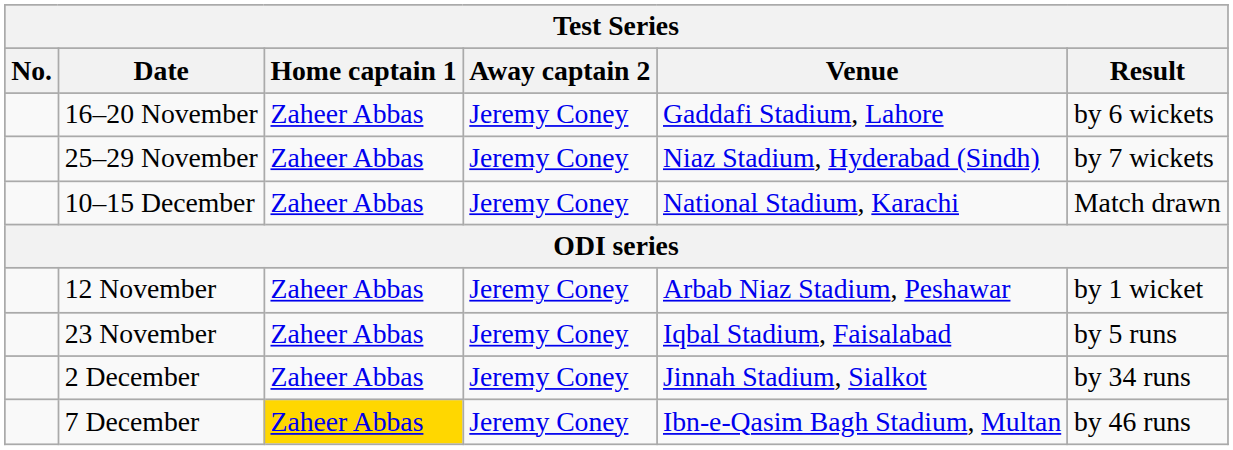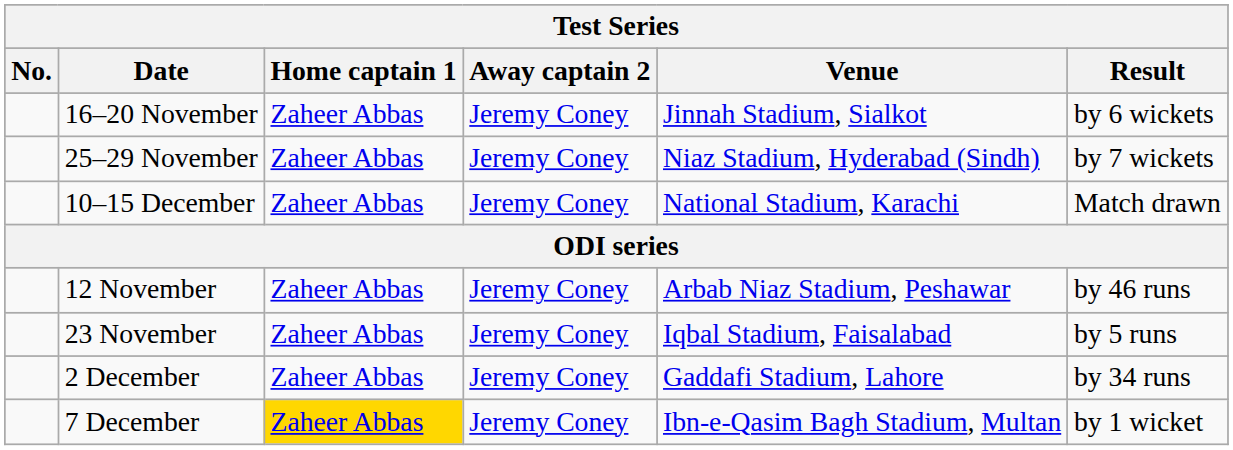(803, 114) Gaddafi Stadium, Lahore -> (795, 114) Jinnah Stadium, Sialkot
(1139, 289) by 1 wicket -> (1132, 289) by 46 runs
(795, 377) Jinnah Stadium, Sialkot -> (803, 377) Gaddafi Stadium, Lahore
(1132, 421) by 46 runs -> (1139, 421) by 1 wicket
